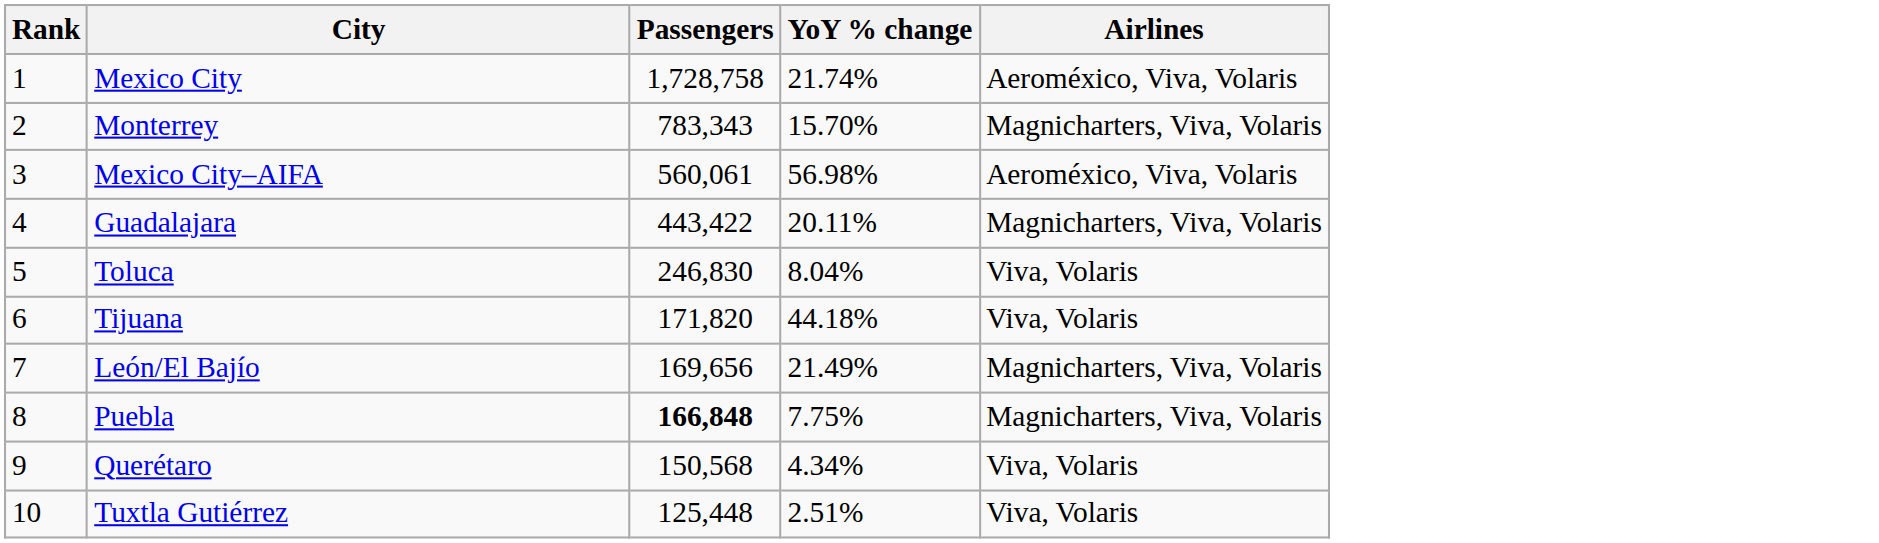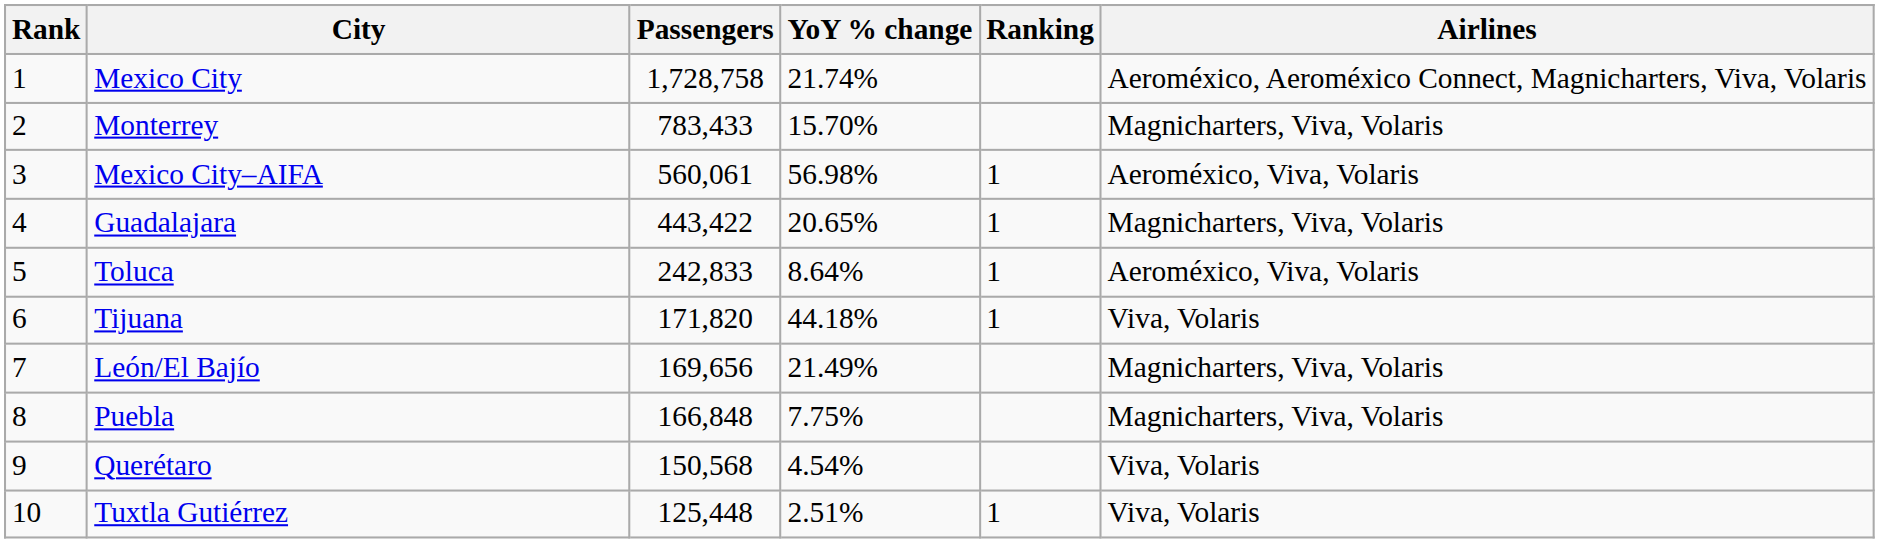+ column: (1040, 29)
(1142, 77) Aeroméxico, Viva, Volaris -> (1487, 77) Aeroméxico, Aeroméxico Connect, Magnicharters, Viva, Volaris
(705, 126) 783,343 -> (705, 126) 783,433
(832, 222) 20.11% -> (833, 222) 20.65%
(705, 271) 246,830 -> (705, 271) 242,833
(825, 271) 8.04% -> (825, 271) 8.64%
(1062, 271) Viva, Volaris -> (1263, 271) Aeroméxico, Viva, Volaris
(705, 416) bold -> (705, 416) normal
(825, 465) 4.34% -> (825, 465) 4.54%
